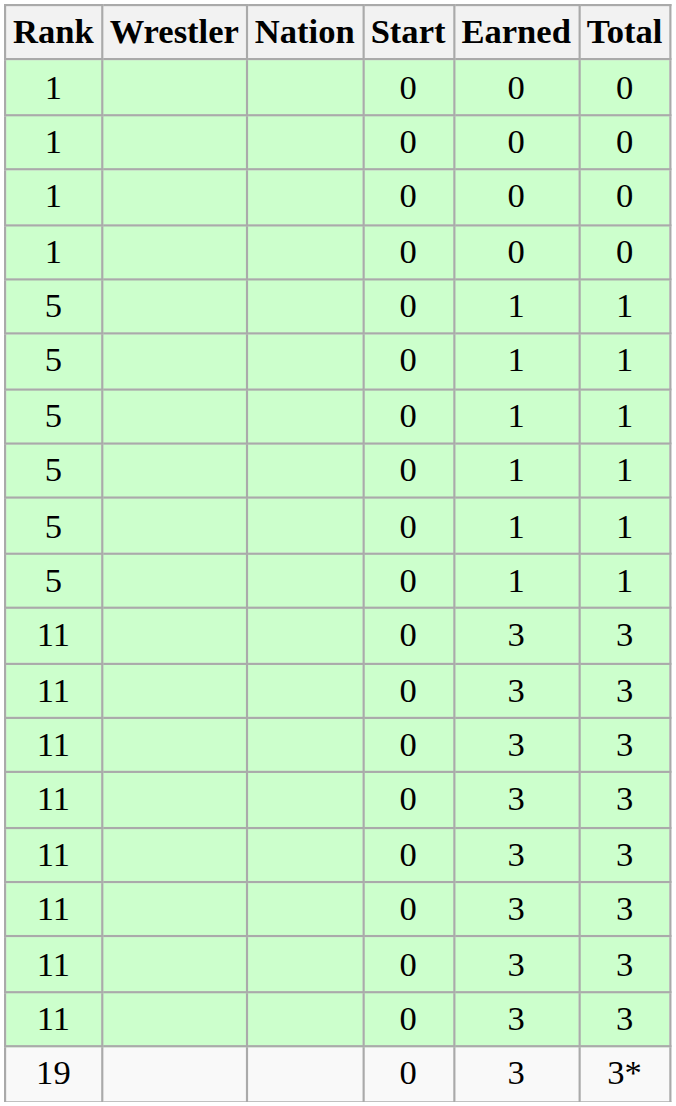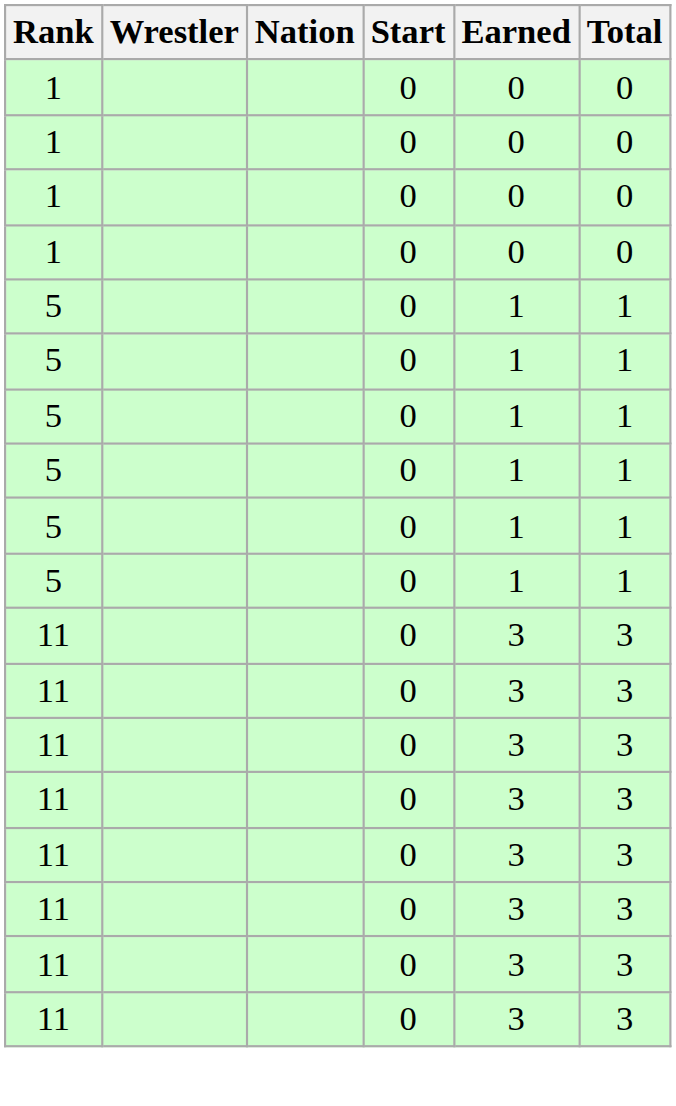- row: (53, 1073)
